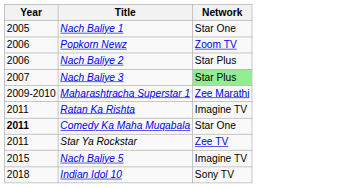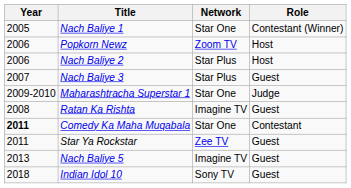+ column: (298, 12)
(216, 77) lightgreen background -> (216, 77) no background
(222, 93) Zee Marathi -> (215, 93) Star One
(18, 110) 2011 -> (18, 110) 2008
(18, 158) 2015 -> (18, 158) 2013
